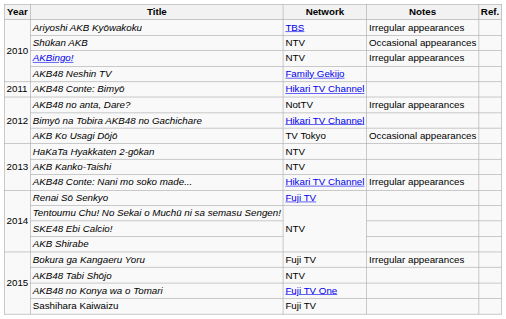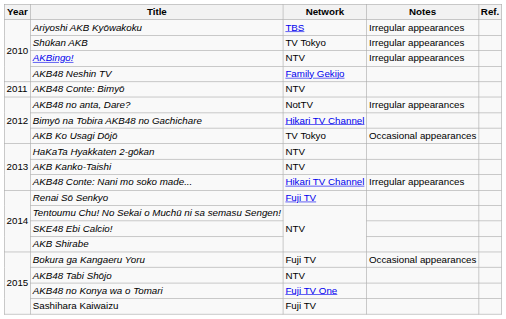(295, 43) NTV -> (306, 43) TV Tokyo
(423, 43) Occasional appearances -> (417, 43) Irregular appearances
(325, 89) Hikari TV Channel -> (295, 89) NTV
(417, 259) Irregular appearances -> (423, 259) Occasional appearances
